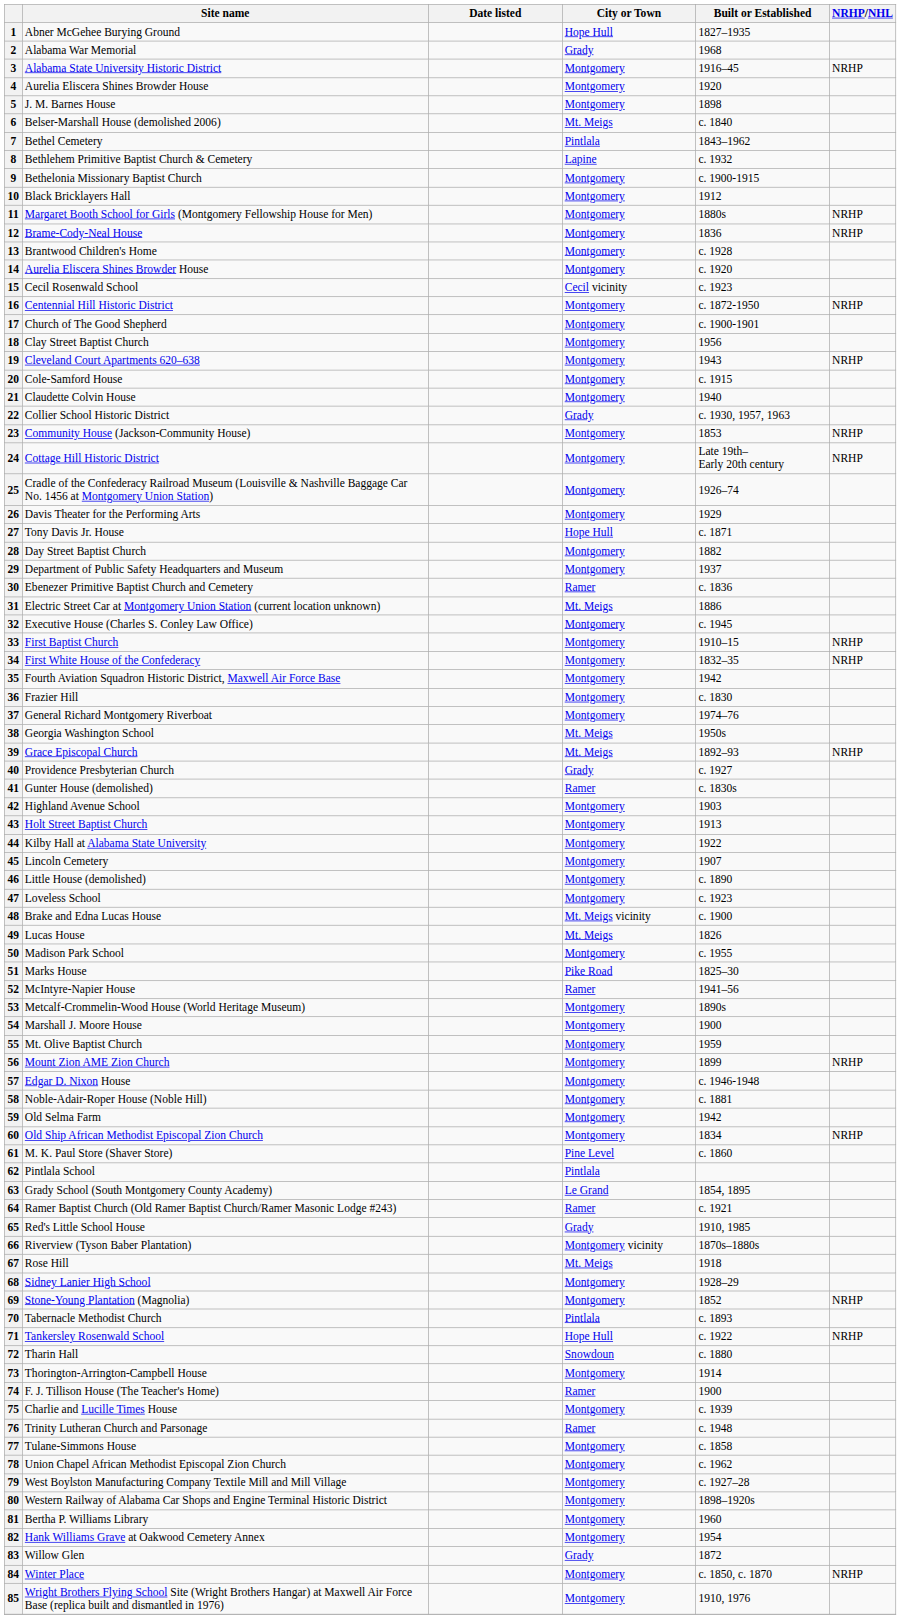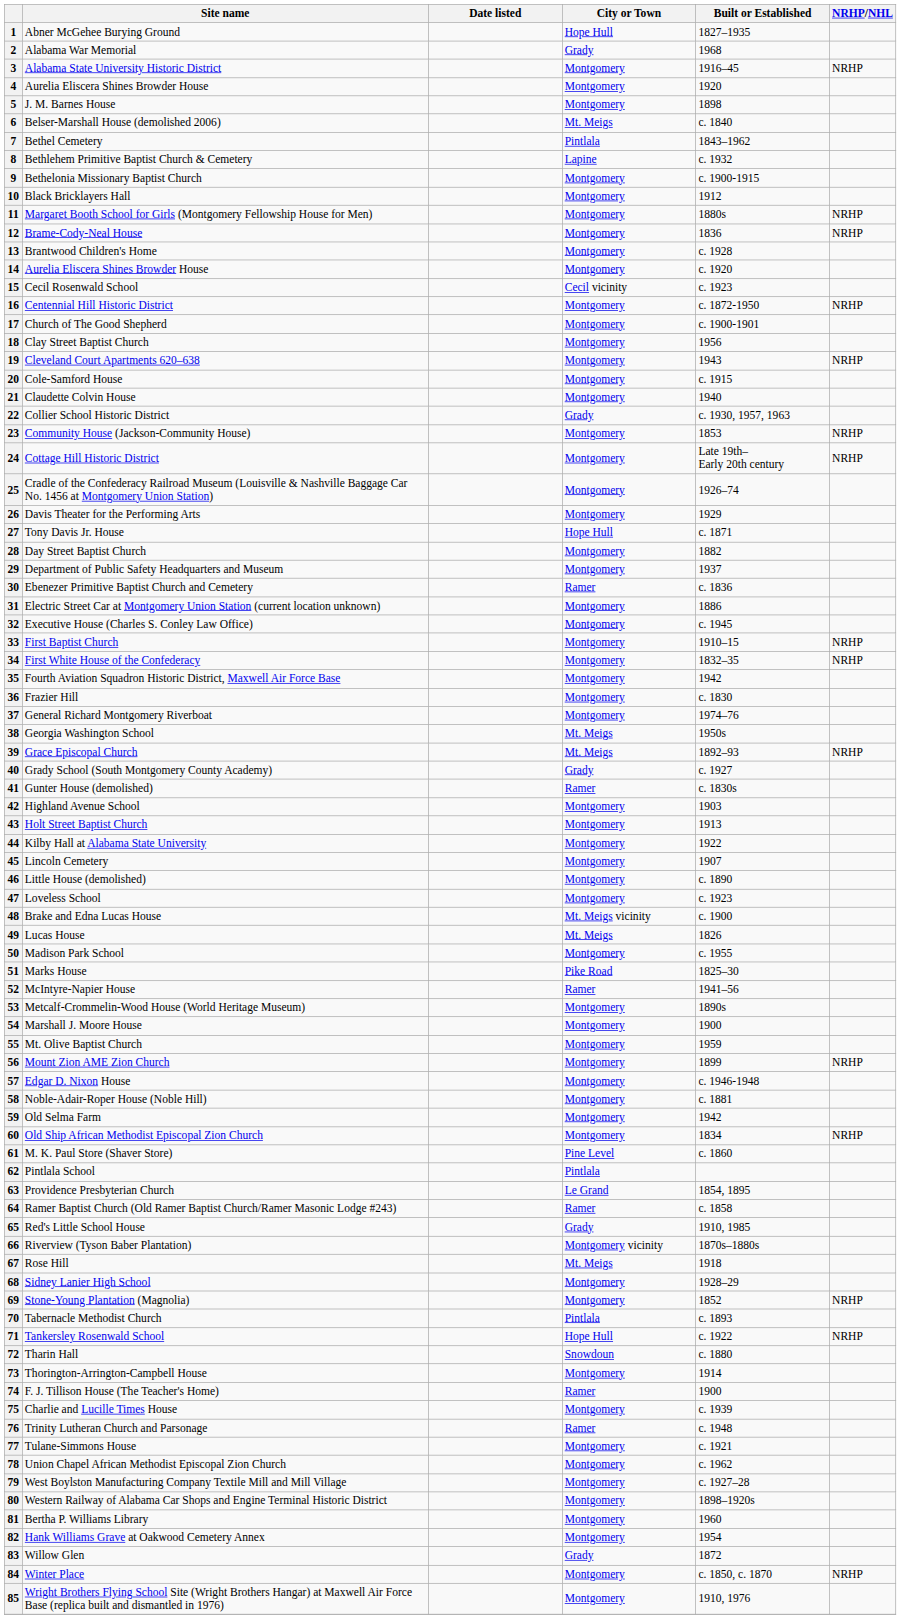(589, 605) Mt. Meigs -> (595, 605) Montgomery
(99, 770) Providence Presbyterian Church -> (149, 770) Grady School (South Montgomery County Academy)
(149, 1190) Grady School (South Montgomery County Academy) -> (99, 1190) Providence Presbyterian Church
(715, 1208) c. 1921 -> (715, 1208) c. 1858
(715, 1446) c. 1858 -> (715, 1446) c. 1921
